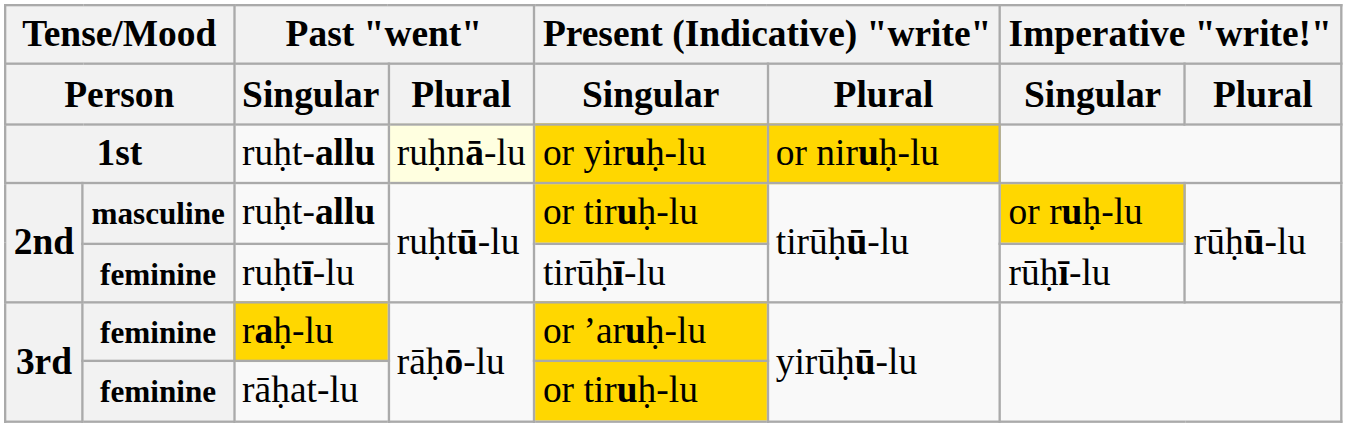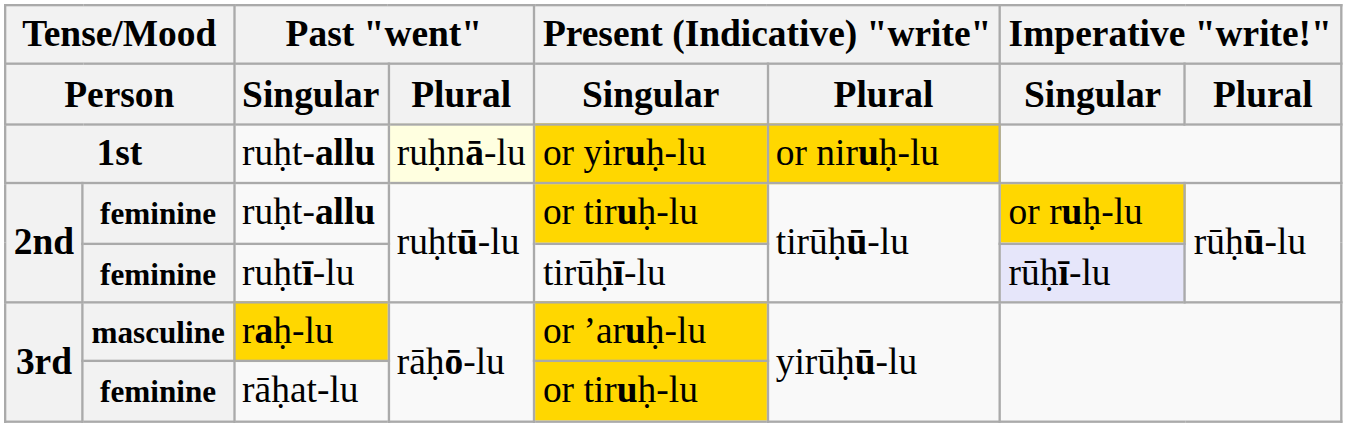(158, 214) masculine -> (158, 214) feminine
(1060, 271) no background -> (1060, 271) lavender background
(158, 333) feminine -> (158, 333) masculine
